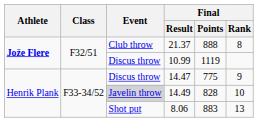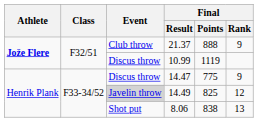(239, 45) 8 -> (239, 45) 9
(210, 93) 828 -> (210, 93) 825
(239, 93) 10 -> (239, 93) 12
(210, 109) 883 -> (210, 109) 838
